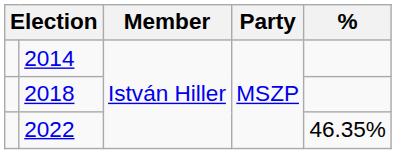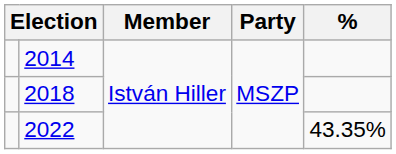(348, 129) 46.35% -> (348, 129) 43.35%
